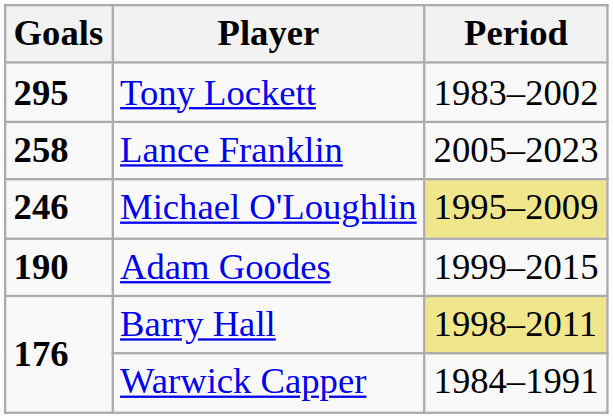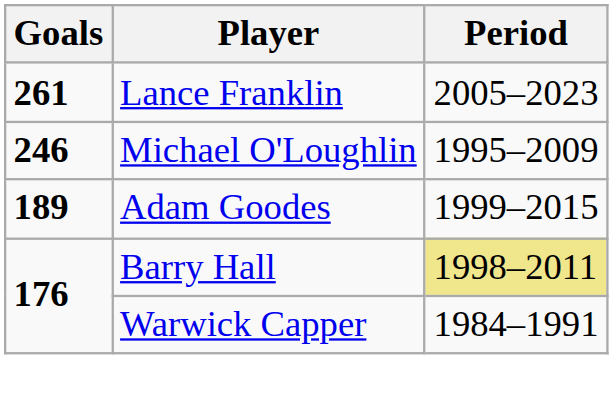- row: (218, 91)
(41, 149) 258 -> (41, 91) 261
(516, 207) khaki background -> (516, 149) no background
(41, 265) 190 -> (41, 207) 189
